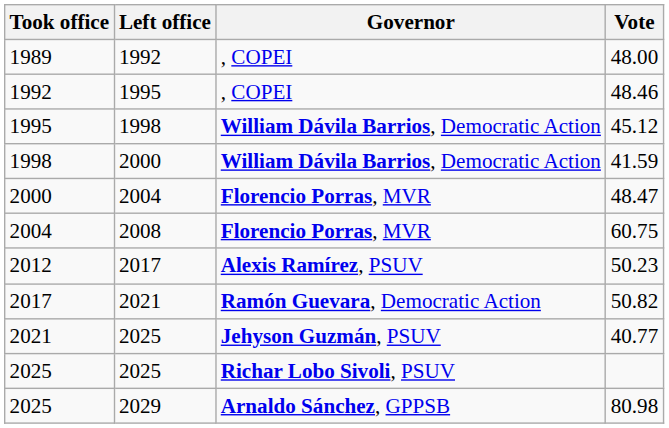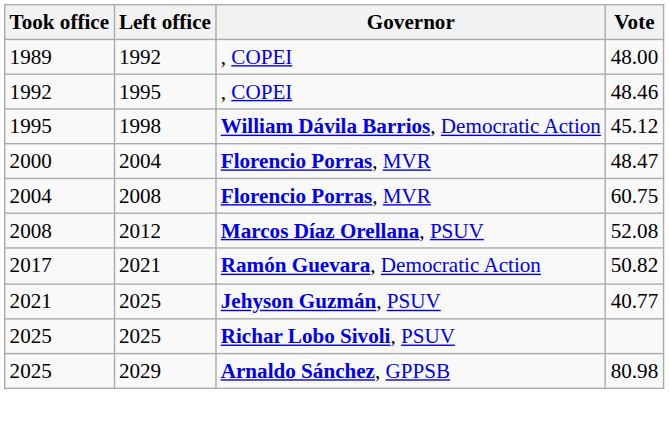- row: (634, 161)
+ row: (634, 231)
- row: (634, 265)
